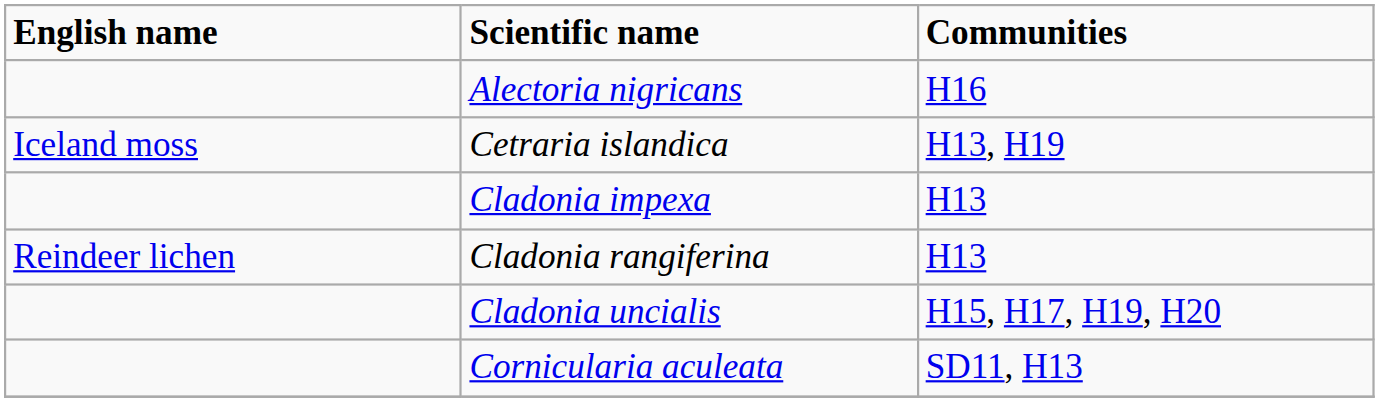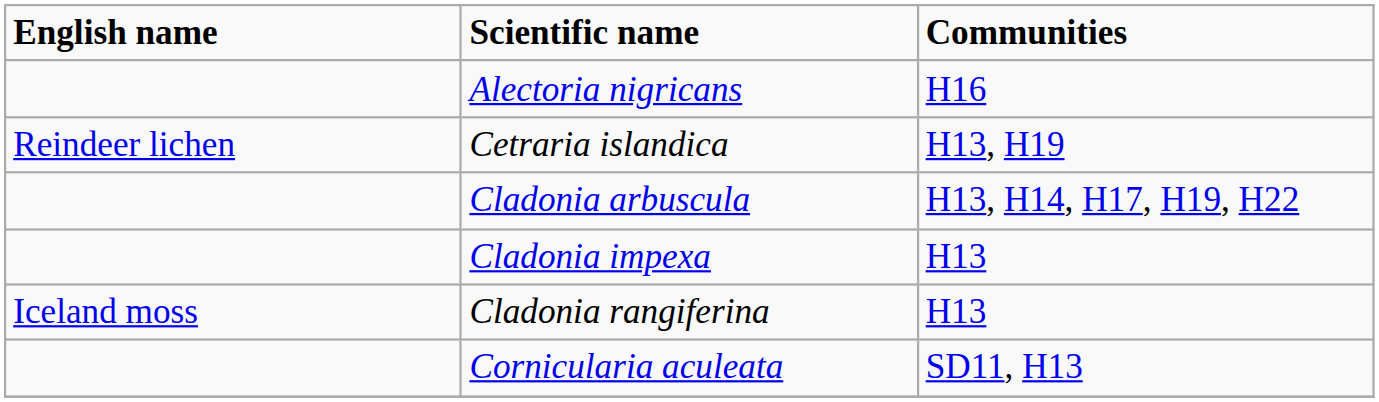(106, 144) Iceland moss -> (124, 144) Reindeer lichen
+ row: (610, 199)
(124, 255) Reindeer lichen -> (106, 311) Iceland moss
- row: (595, 311)
